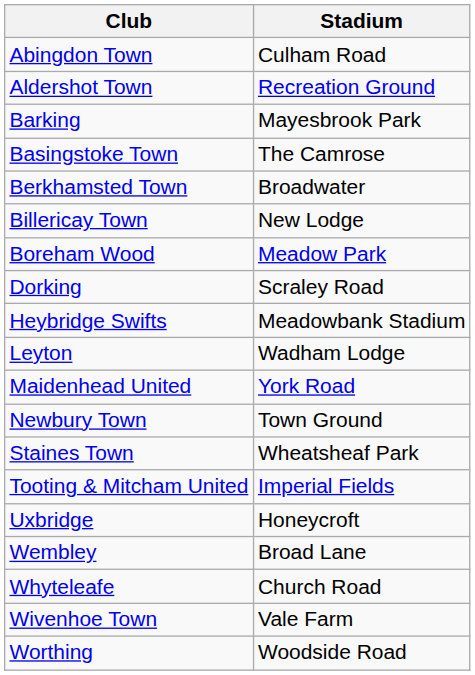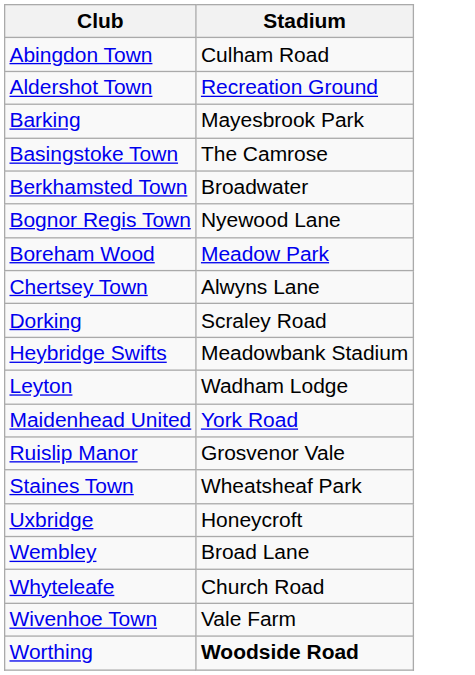- row: (79, 220)
+ row: (100, 220)
+ row: (79, 287)
- row: (78, 420)
+ row: (74, 453)
- row: (129, 486)
(332, 652) normal -> (280, 652) bold
